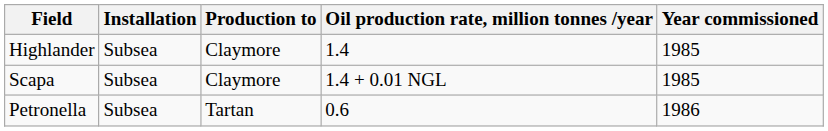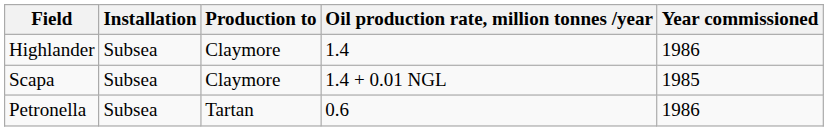(681, 49) 1985 -> (681, 49) 1986
